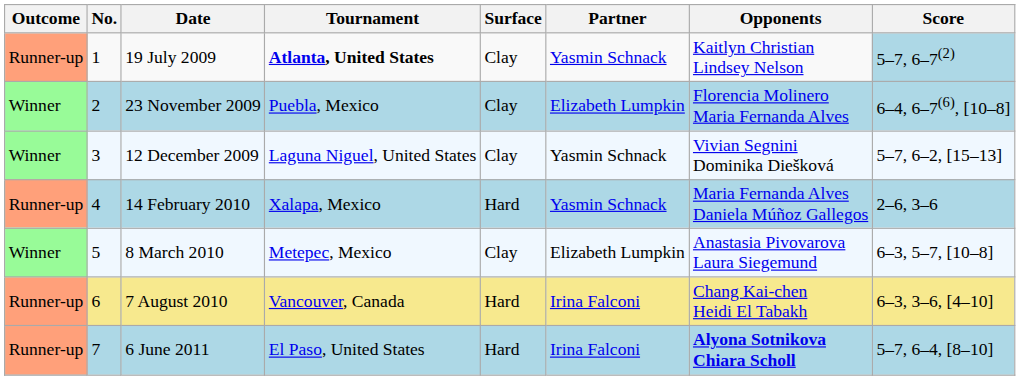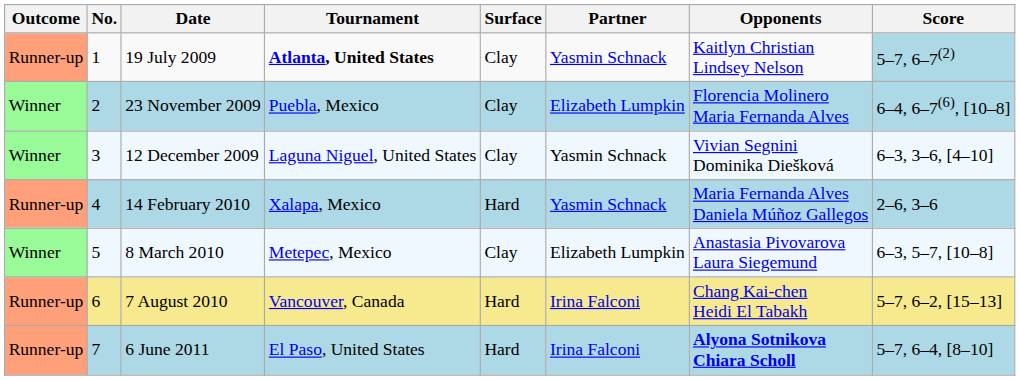(939, 154) 5–7, 6–2, [15–13] -> (935, 154) 6–3, 3–6, [4–10]
(935, 300) 6–3, 3–6, [4–10] -> (939, 300) 5–7, 6–2, [15–13]
